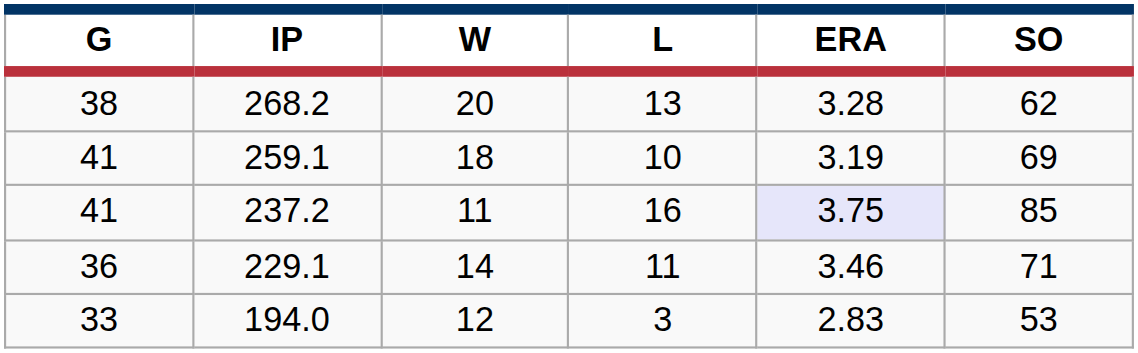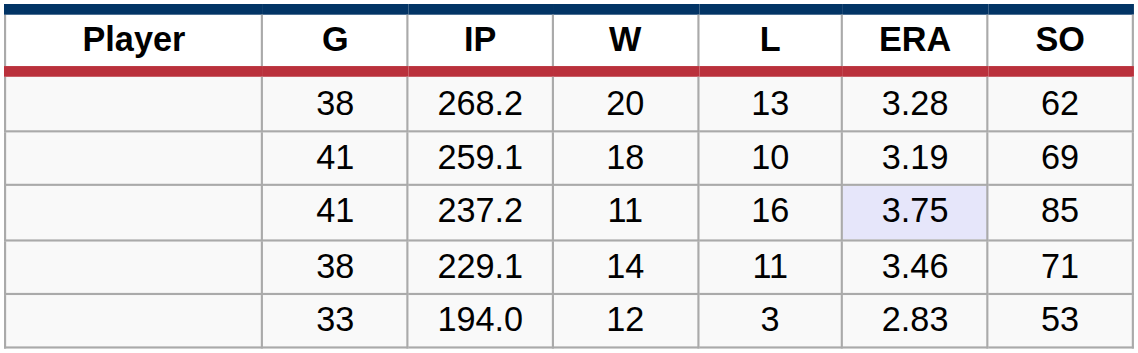+ column: (134, 40)
(99, 265) 36 -> (335, 265) 38
